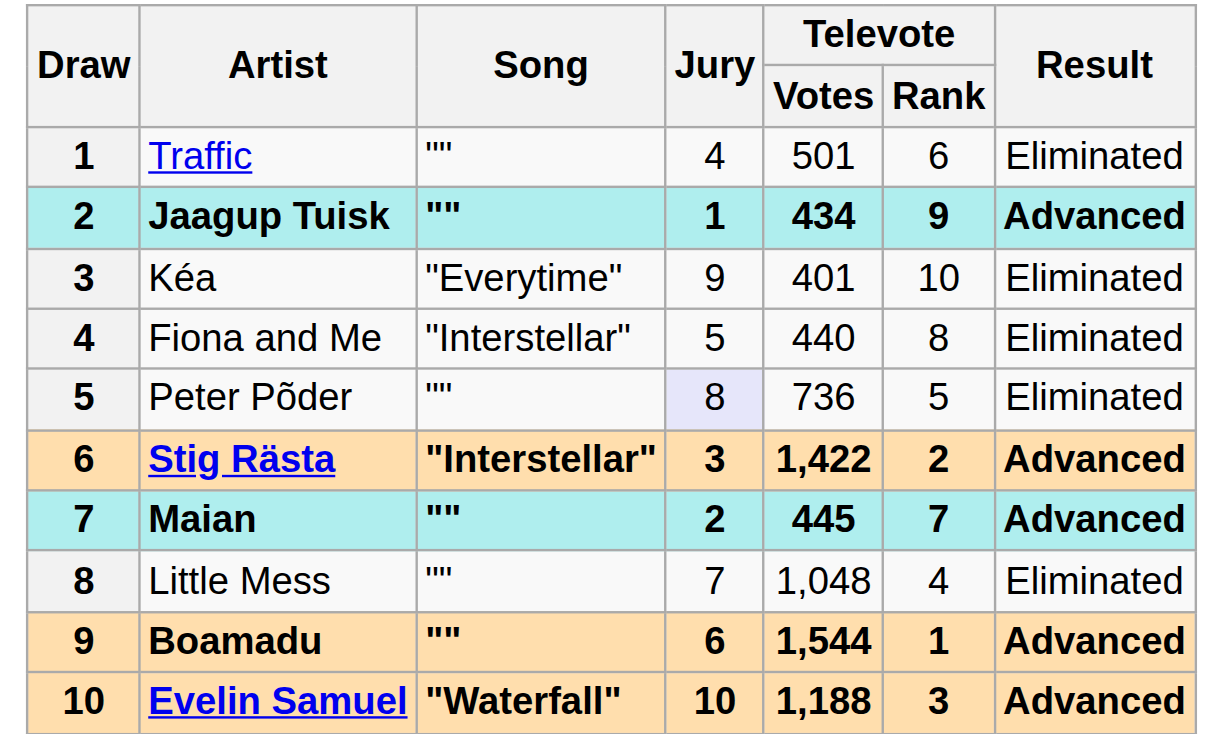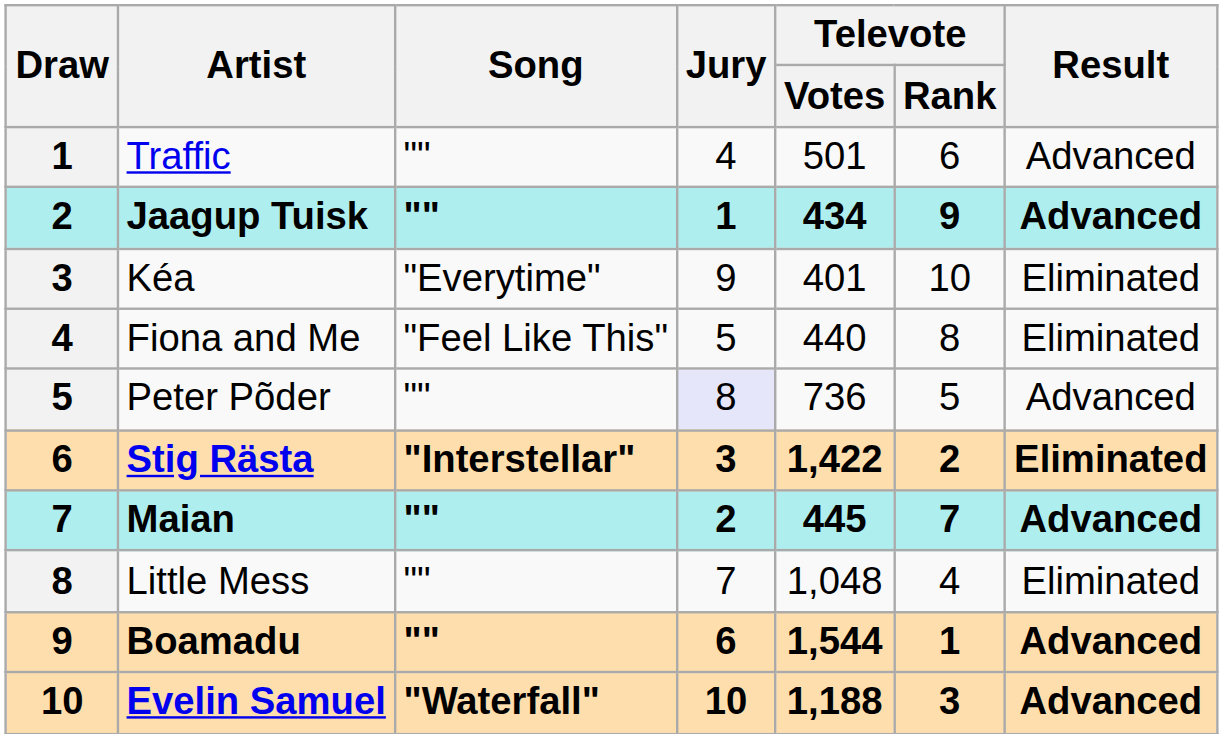(1094, 156) Eliminated -> (1111, 156) Advanced
(528, 338) "Interstellar" -> (536, 338) "Feel Like This"
(1094, 398) Eliminated -> (1111, 398) Advanced
(1094, 459) Advanced -> (1111, 459) Eliminated
